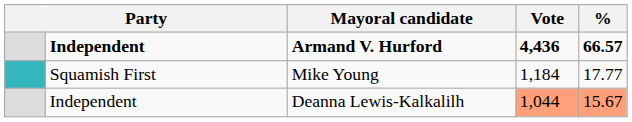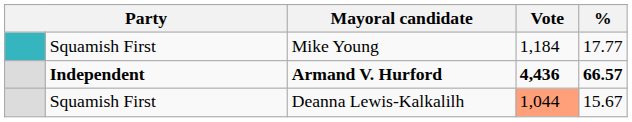rows swapped: (367, 46) <-> (335, 74)
(93, 102) Independent -> (103, 102) Squamish First
(603, 102) lightsalmon background -> (603, 102) no background
